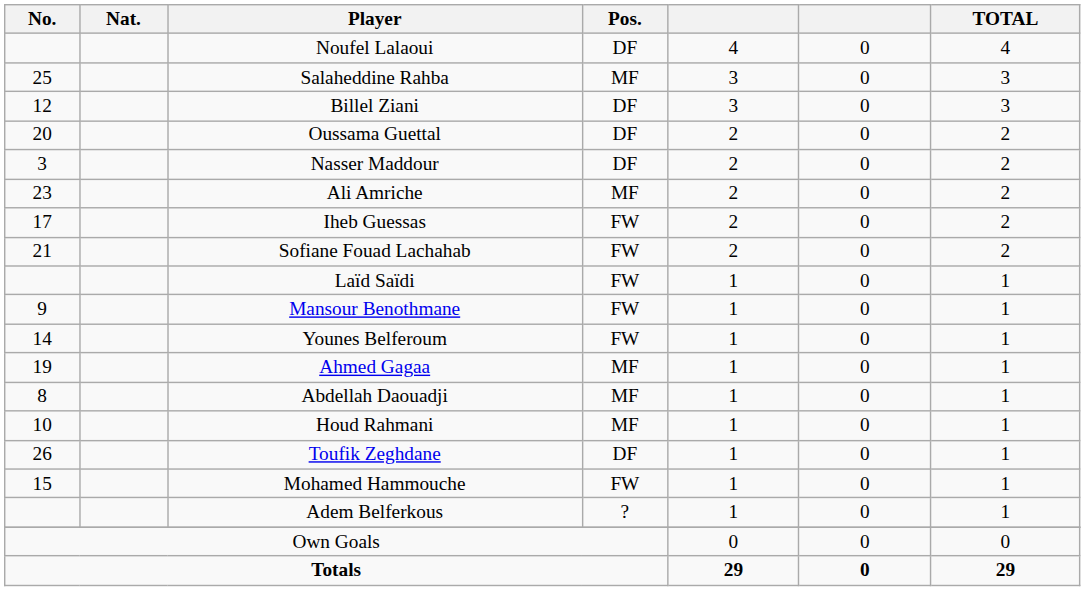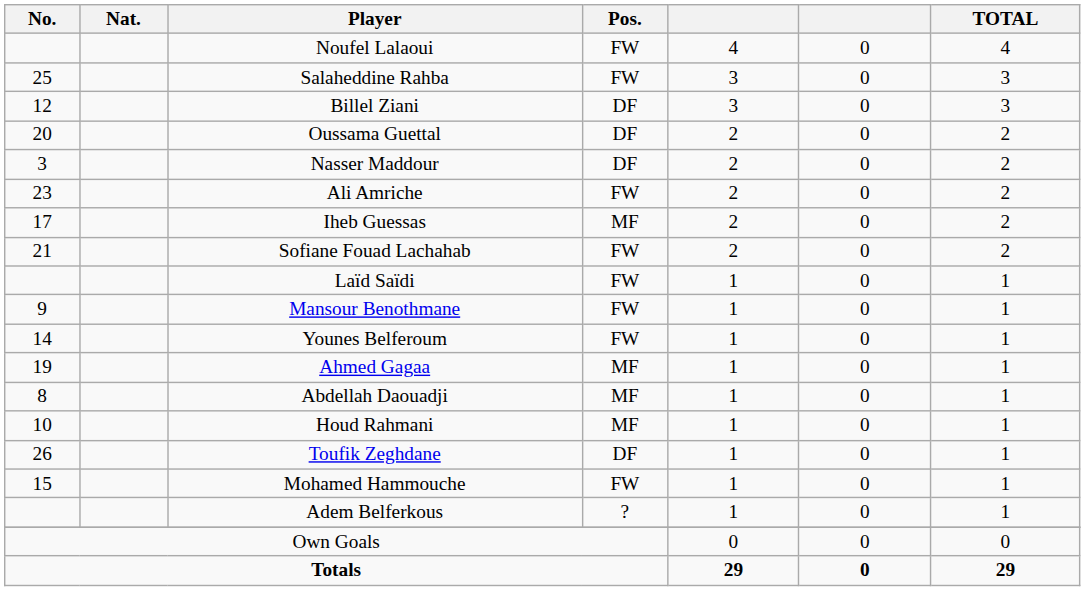(625, 47) DF -> (625, 47) FW
(625, 76) MF -> (625, 76) FW
(625, 192) MF -> (625, 192) FW
(625, 221) FW -> (625, 221) MF
